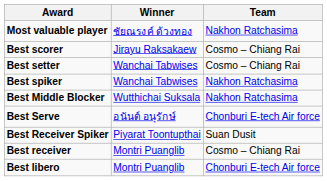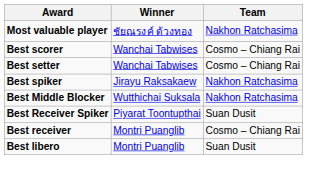(155, 49) Jirayu Raksakaew -> (155, 49) Wanchai Tabwises
(155, 82) Wanchai Tabwises -> (155, 82) Jirayu Raksakaew
- row: (33, 116)
(263, 167) Chonburi E-tech Air force -> (231, 147) Suan Dusit
